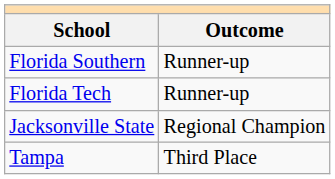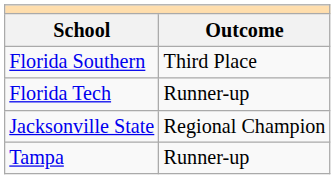(206, 61) Runner-up -> (210, 61) Third Place
(210, 157) Third Place -> (206, 157) Runner-up
